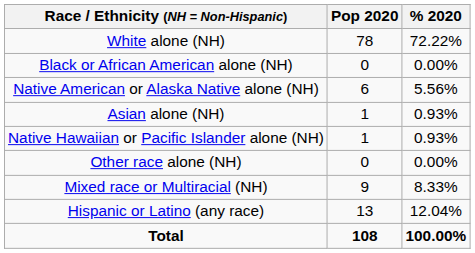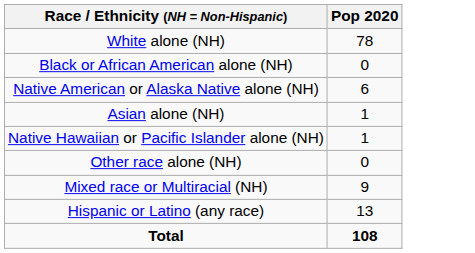- column: (436, 16)
